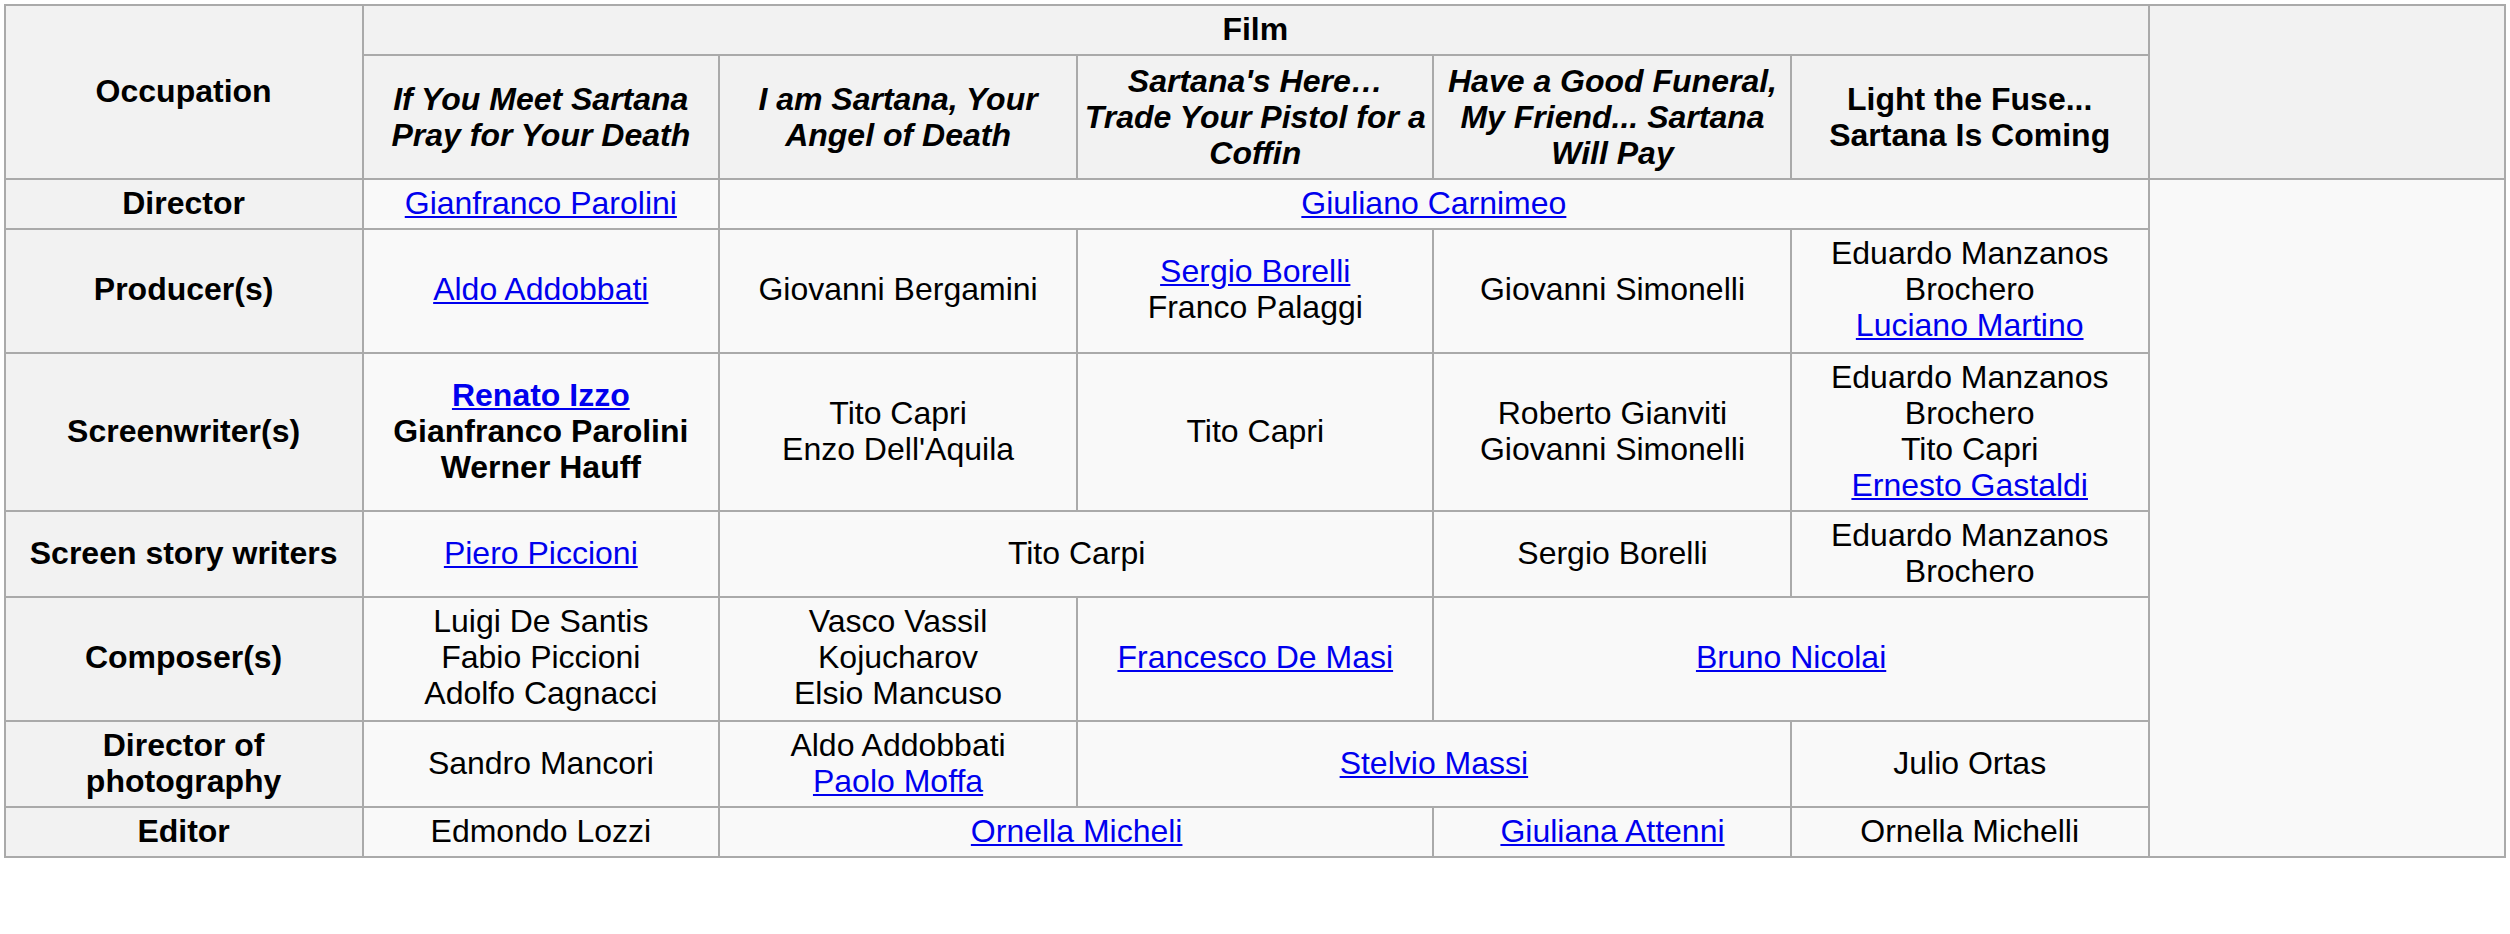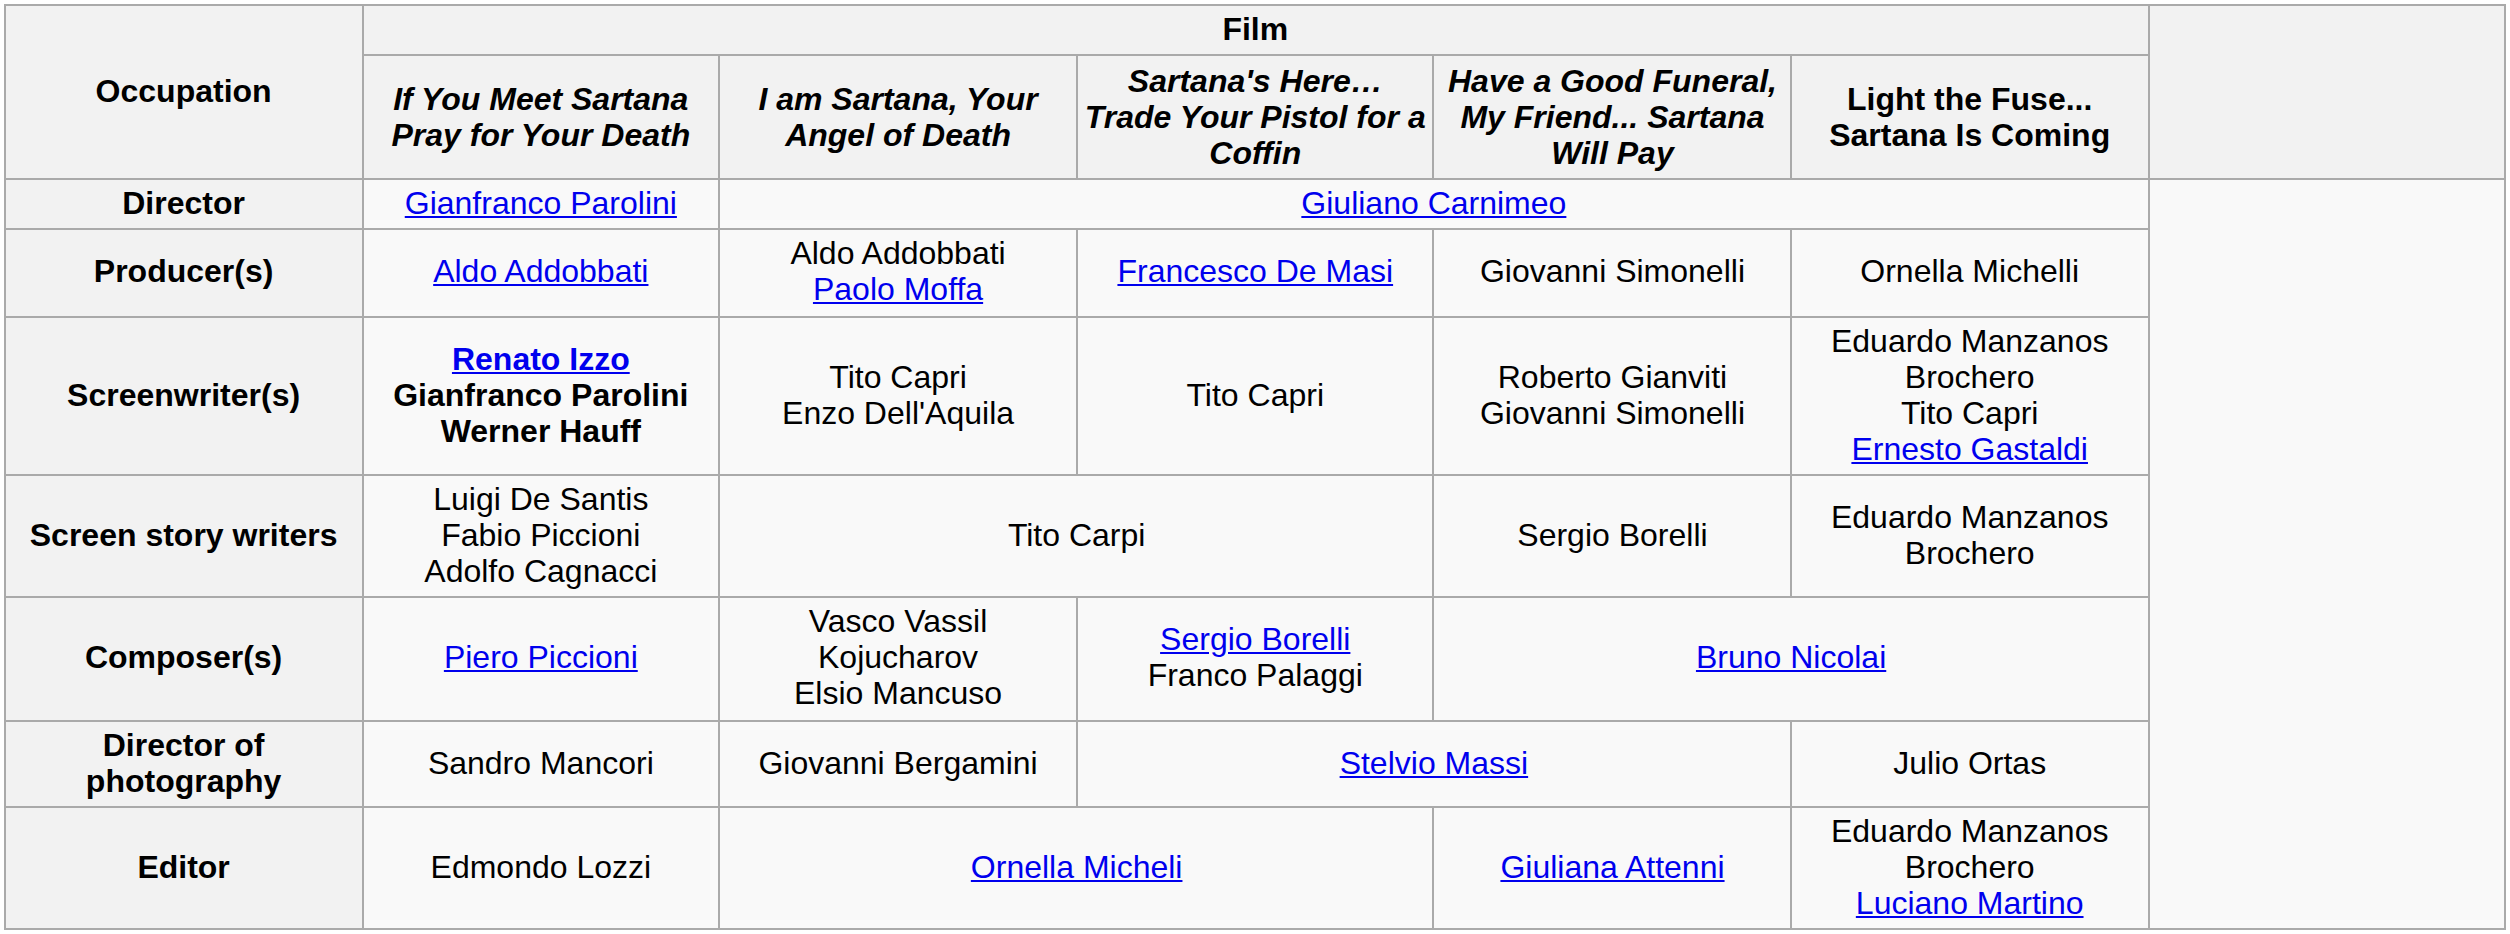(898, 290) Giovanni Bergamini -> (898, 272) Aldo Addobbati Paolo Moffa
(1255, 290) Sergio Borelli Franco Palaggi -> (1255, 272) Francesco De Masi
(1970, 290) Eduardo Manzanos Brochero Luciano Martino -> (1970, 272) Ornella Michelli
(541, 553) Piero Piccioni -> (541, 535) Luigi De Santis Fabio Piccioni Adolfo Cagnacci
(541, 658) Luigi De Santis Fabio Piccioni Adolfo Cagnacci -> (541, 658) Piero Piccioni
(1255, 658) Francesco De Masi -> (1255, 658) Sergio Borelli Franco Palaggi
(898, 763) Aldo Addobbati Paolo Moffa -> (898, 763) Giovanni Bergamini
(1970, 831) Ornella Michelli -> (1970, 867) Eduardo Manzanos Brochero Luciano Martino
